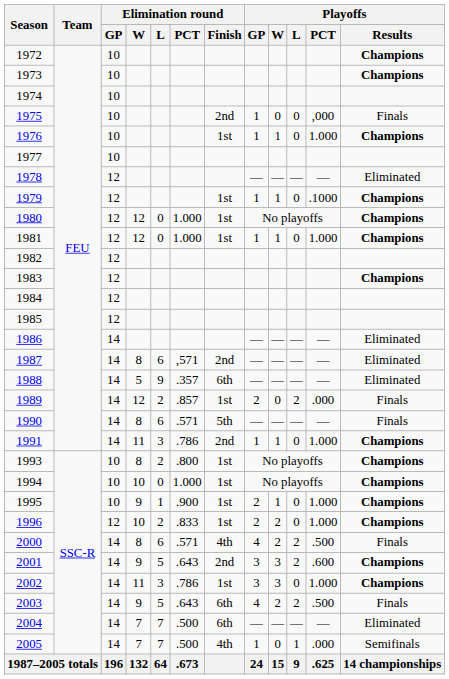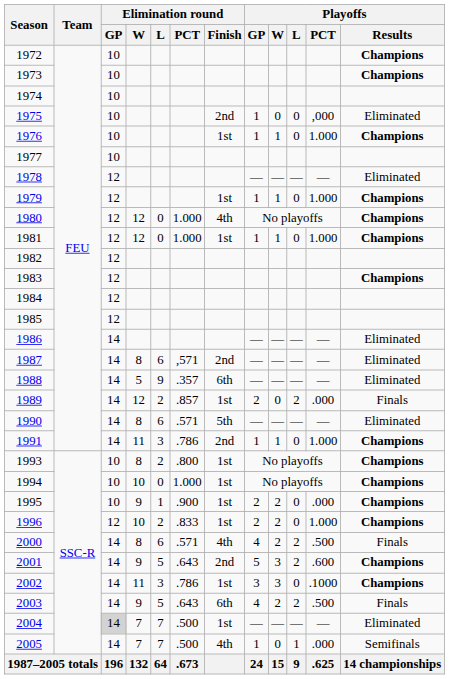(392, 116) Finals -> (392, 116) Eliminated
(323, 197) .1000 -> (323, 197) 1.000
(225, 217) 1st -> (225, 217) 4th
(392, 420) Finals -> (392, 420) Eliminated
(278, 501) 1 -> (278, 501) 2
(323, 501) 1.000 -> (323, 501) .000
(256, 562) 3 -> (256, 562) 5
(323, 583) 1.000 -> (323, 583) .1000
(114, 623) no background -> (114, 623) lightgrey background
(225, 623) 6th -> (225, 623) 1st
